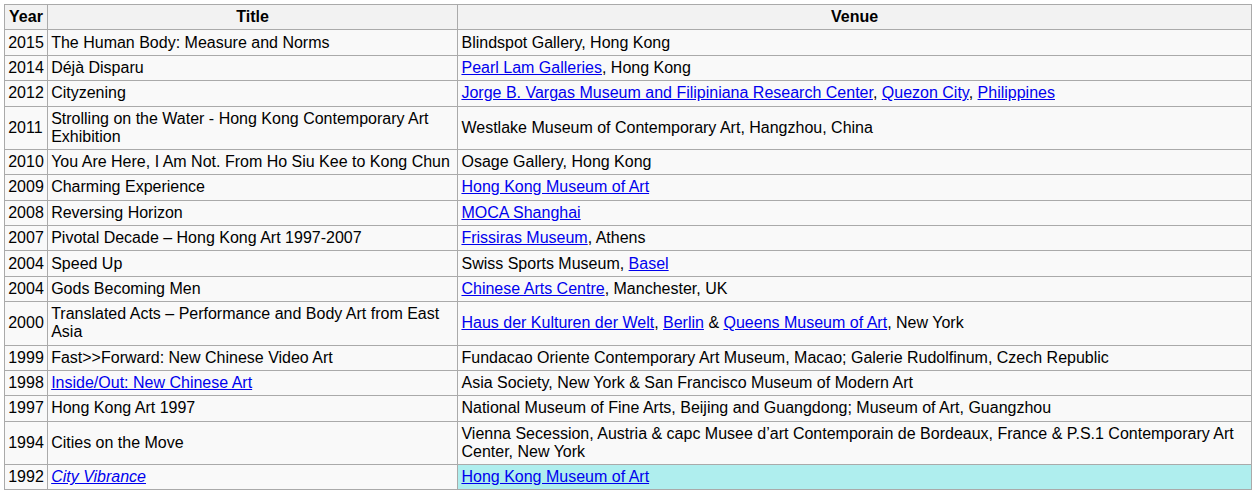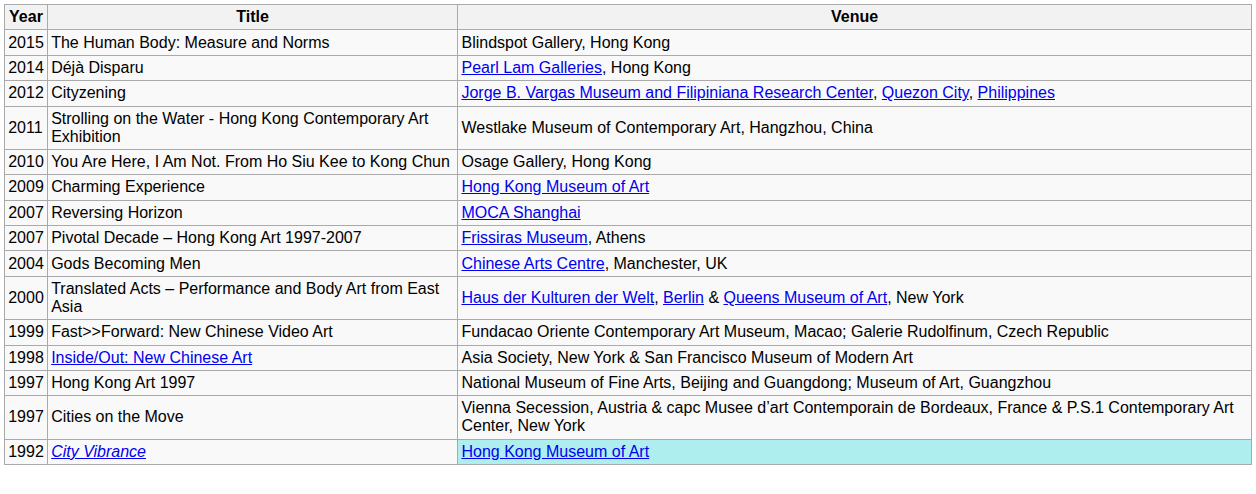(26, 212) 2008 -> (26, 212) 2007
- row: (87, 263)
(26, 442) 1994 -> (26, 417) 1997
